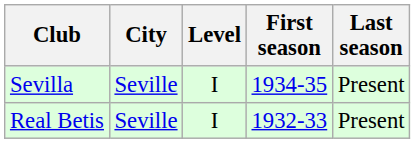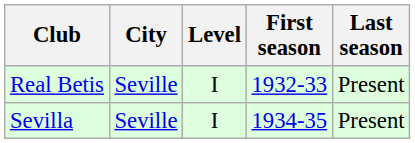rows swapped: (57, 120) <-> (41, 84)
